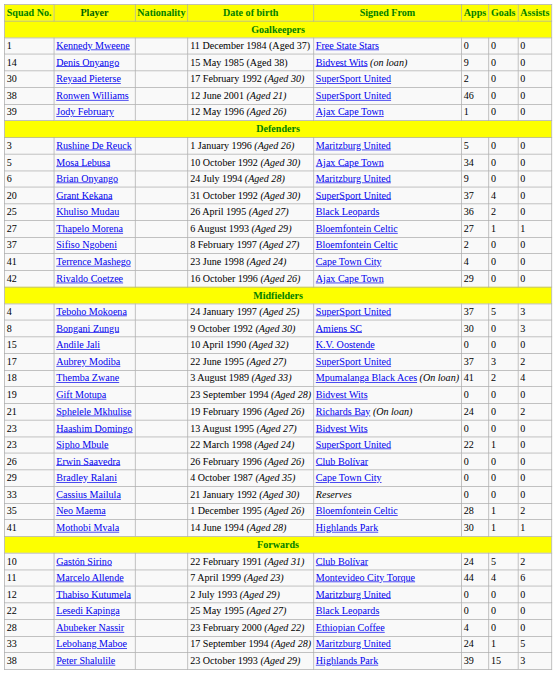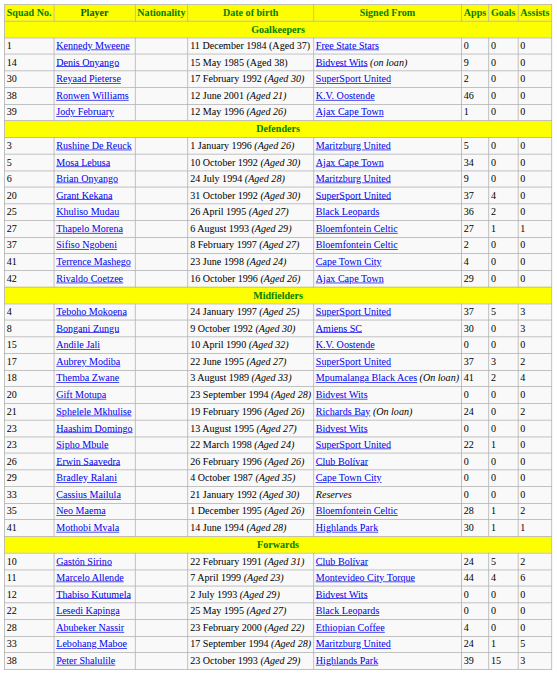(353, 96) SuperSport United -> (345, 96) K.V. Oostende
(12, 395) 19 -> (12, 395) 20
(353, 595) Maritzburg United -> (342, 595) Bidvest Wits
